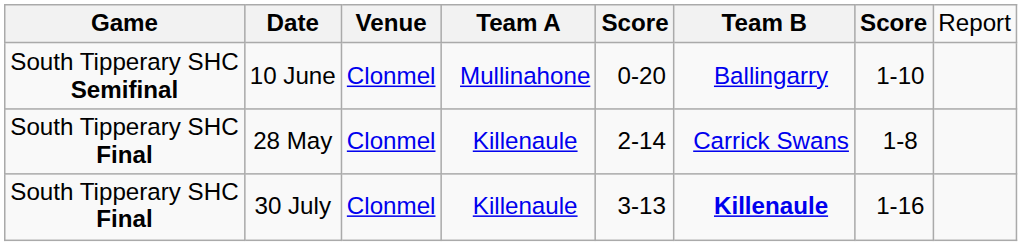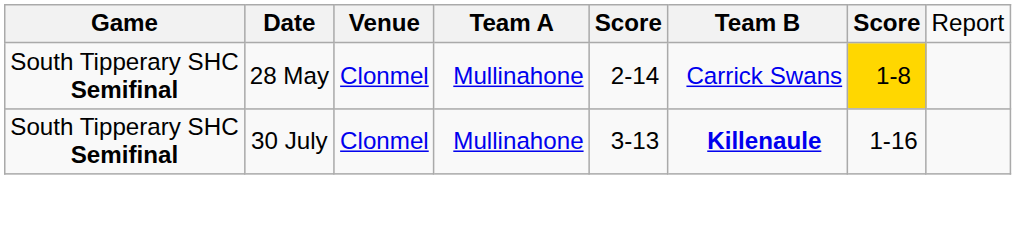- row: (293, 75)
(124, 141) South Tipperary SHC Final -> (124, 75) South Tipperary SHC Semifinal
(518, 141) Killenaule -> (512, 75) Mullinahone
(894, 141) no background -> (887, 75) gold background
(124, 206) South Tipperary SHC Final -> (124, 141) South Tipperary SHC Semifinal
(518, 206) Killenaule -> (512, 141) Mullinahone
